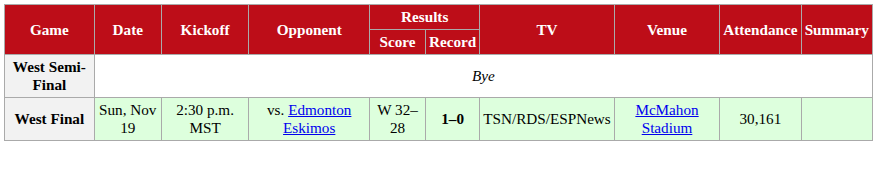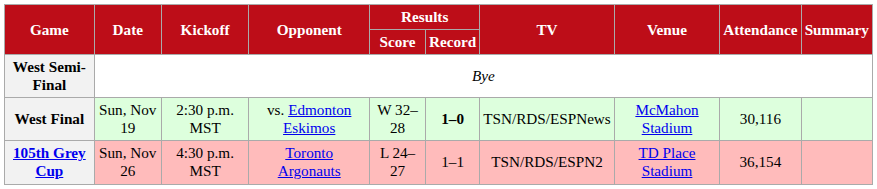(760, 119) 30,161 -> (760, 119) 30,116
+ row: (49, 162)
